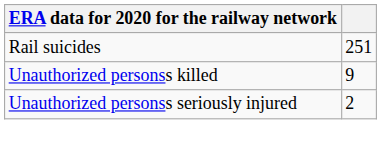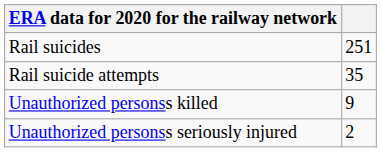+ row: (84, 75)
